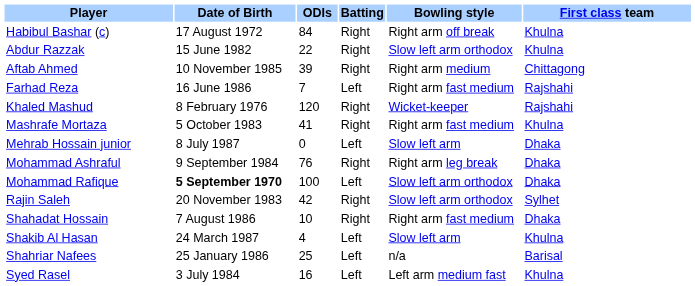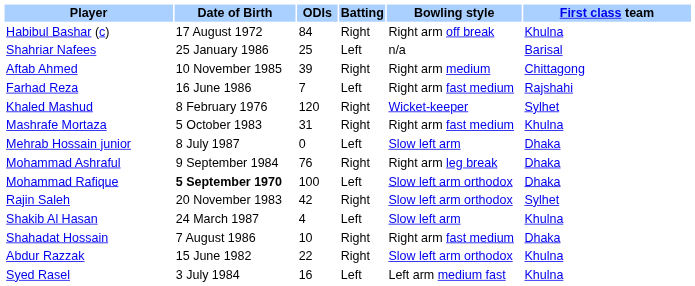rows swapped: (45, 50) <-> (51, 256)
(549, 106) Rajshahi -> (542, 106) Sylhet
(306, 125) 41 -> (306, 125) 31
rows swapped: (52, 237) <-> (57, 219)
